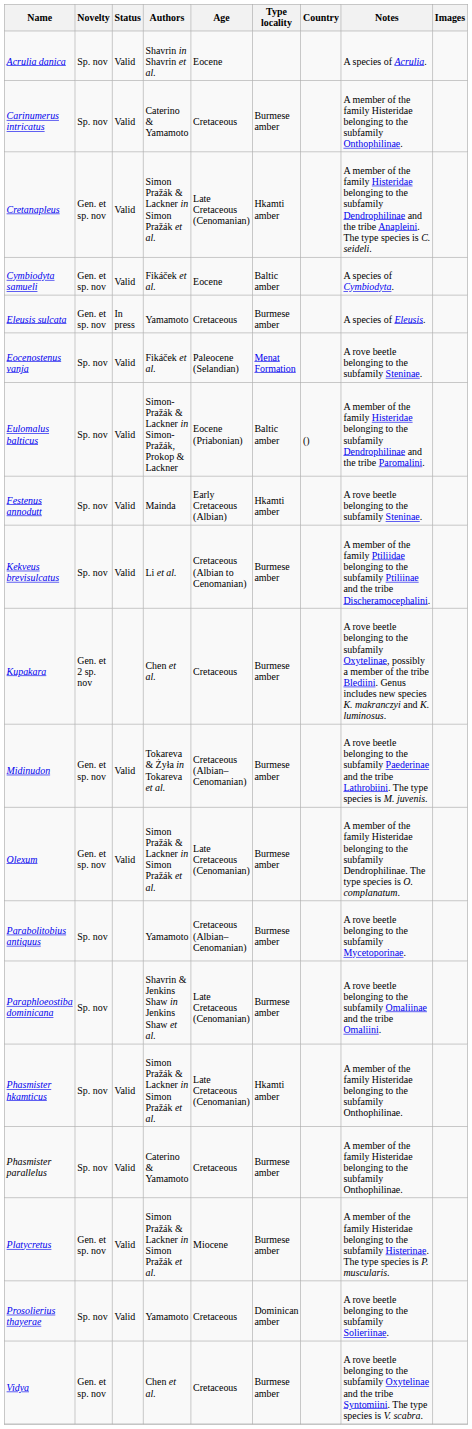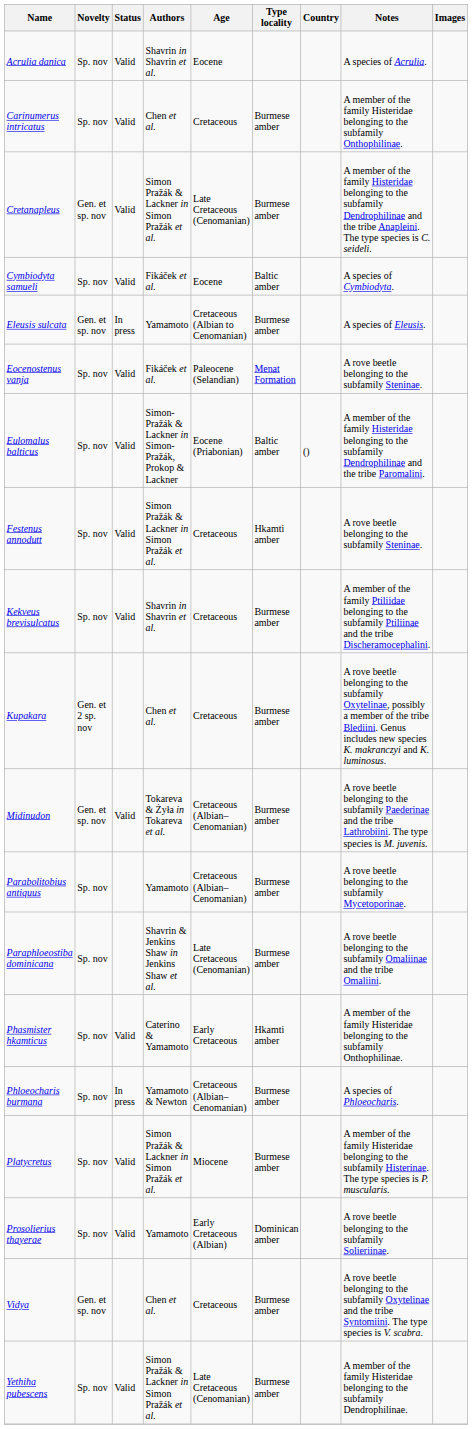(167, 121) Caterino & Yamamoto -> (161, 121) Chen et al.
(269, 210) Hkamti amber -> (272, 210) Burmese amber
(92, 281) Gen. et sp. nov -> (92, 281) Sp. nov
(215, 319) Cretaceous -> (220, 325) Cretaceous (Albian to Cenomanian)
(161, 506) Mainda -> (167, 534) Simon Pražák & Lackner in Simon Pražák et al.
(215, 506) Early Cretaceous (Albian) -> (215, 534) Cretaceous
(161, 572) Li et al. -> (166, 617) Shavrin in Shavrin et al.
(220, 572) Cretaceous (Albian to Cenomanian) -> (215, 617) Cretaceous
- row: (22, 859)
(167, 1090) Simon Pražák & Lackner in Simon Pražák et al. -> (167, 1036) Caterino & Yamamoto
(221, 1090) Late Cretaceous (Cenomanian) -> (215, 1036) Early Cretaceous
- row: (29, 1168)
+ row: (33, 1096)
(92, 1245) Gen. et sp. nov -> (92, 1162) Sp. nov
(215, 1316) Cretaceous -> (215, 1233) Early Cretaceous (Albian)
+ row: (27, 1388)
